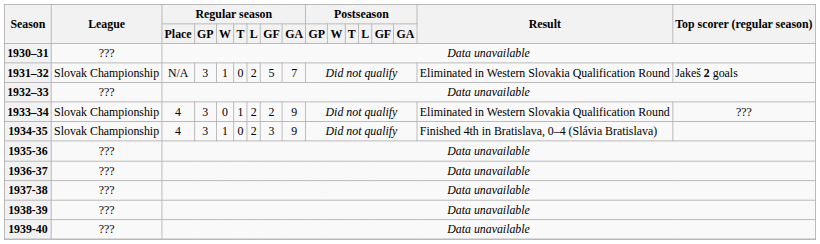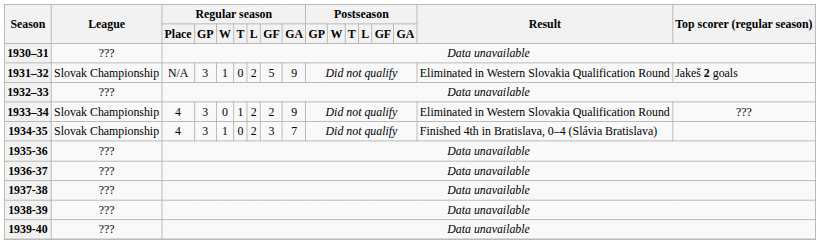(294, 73) 7 -> (294, 73) 9
(294, 131) 9 -> (294, 131) 7
